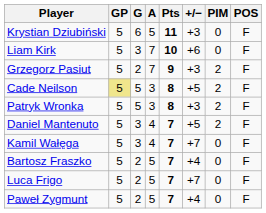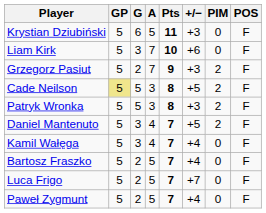(194, 143) +7 -> (194, 143) +4
